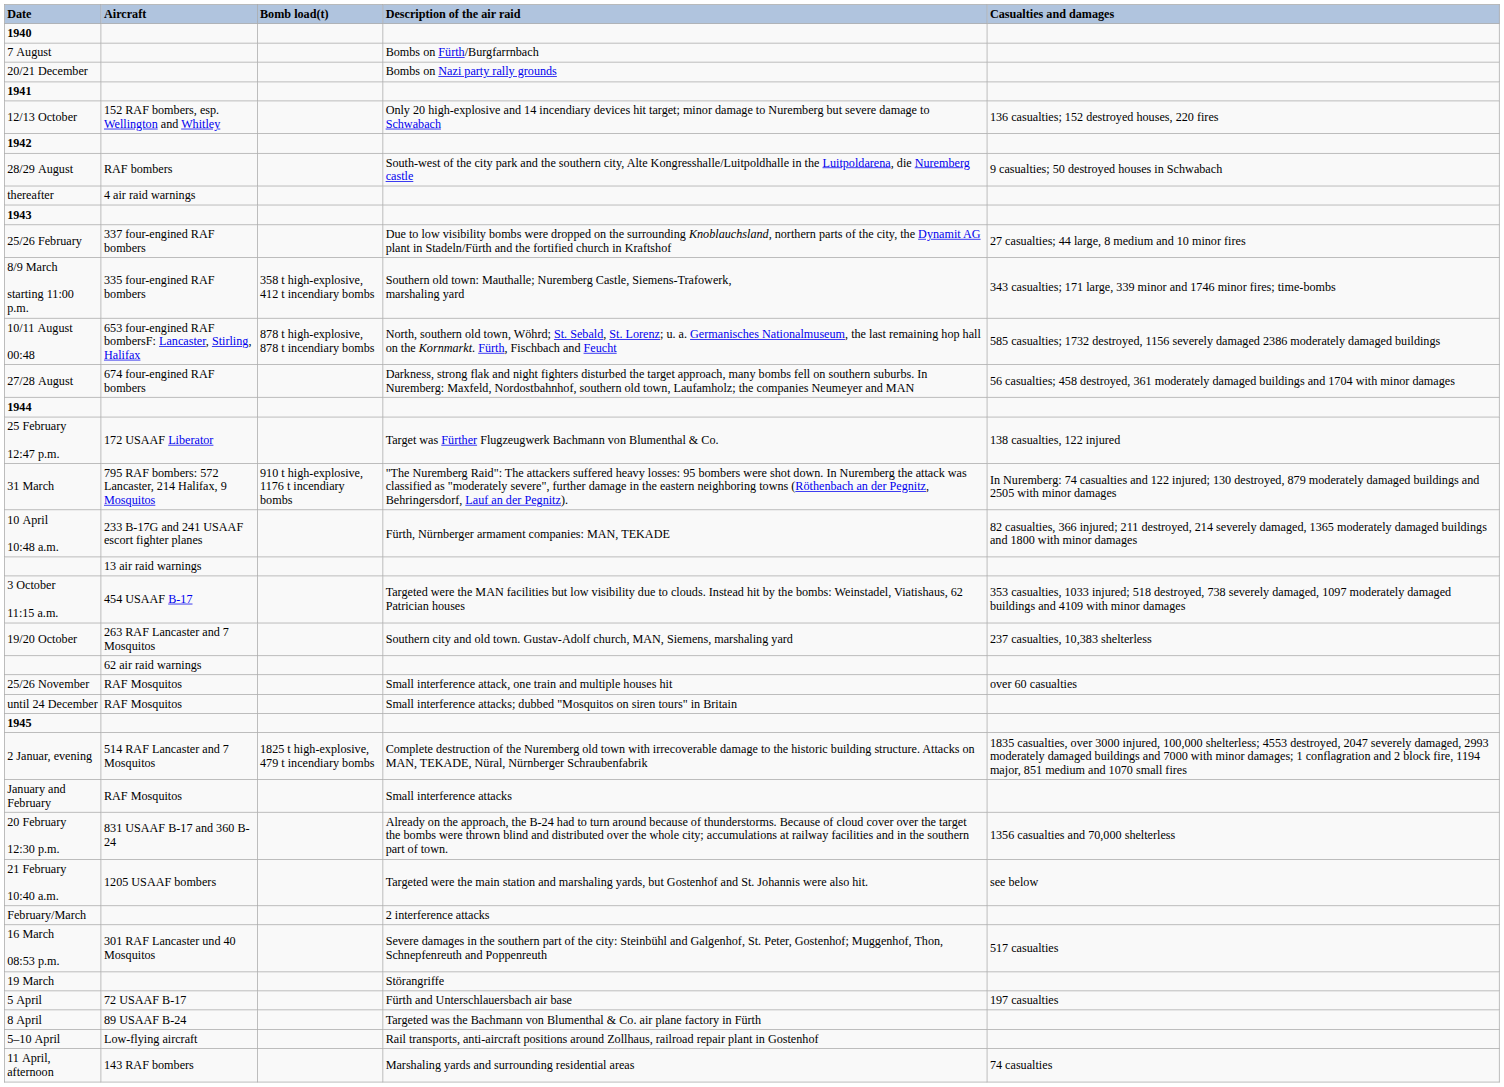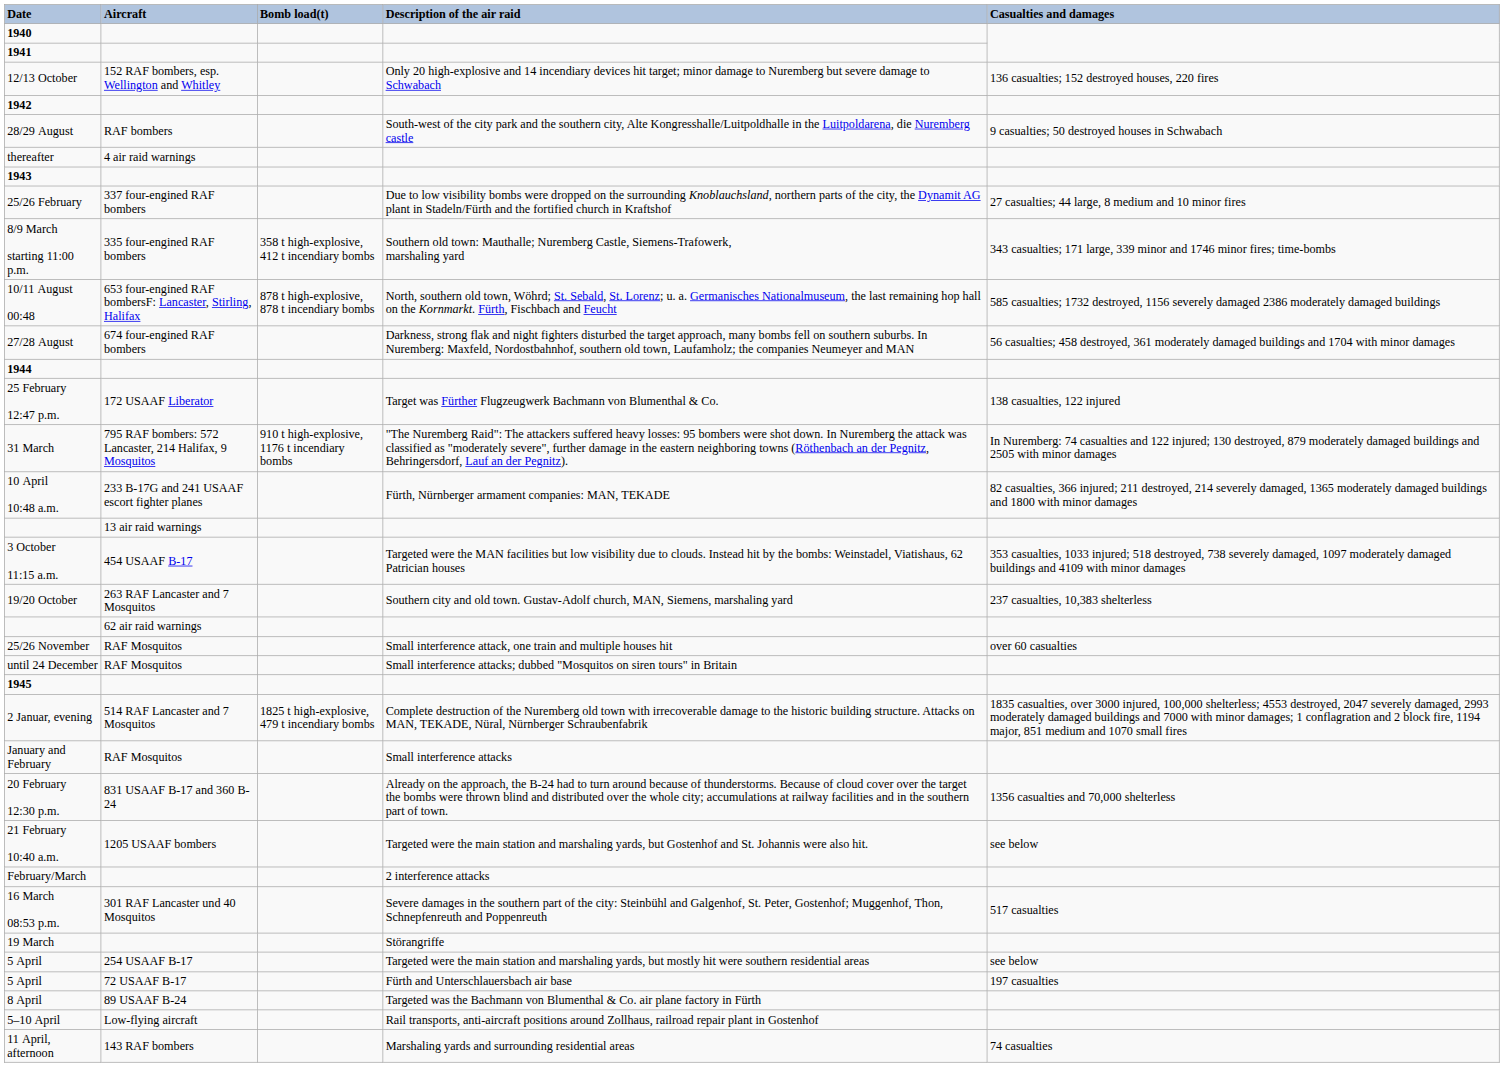- row: (29, 52)
- row: (48, 71)
+ row: (25, 962)
